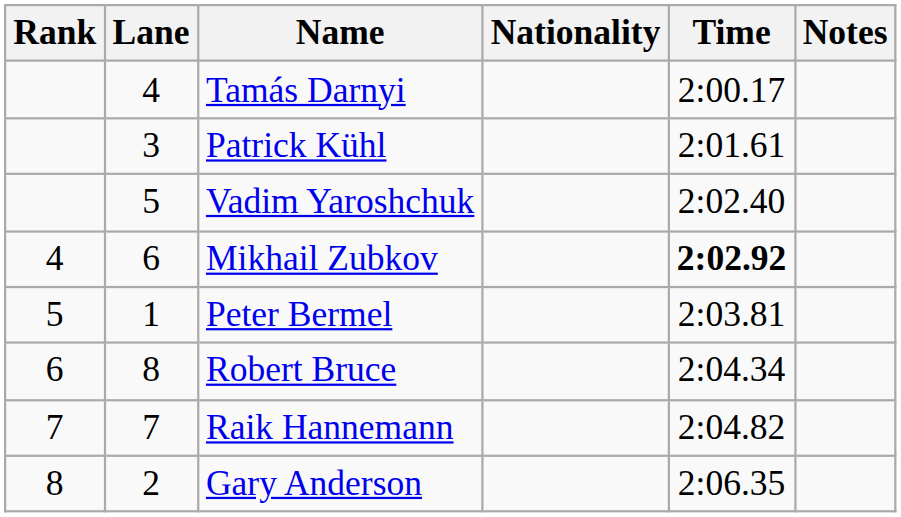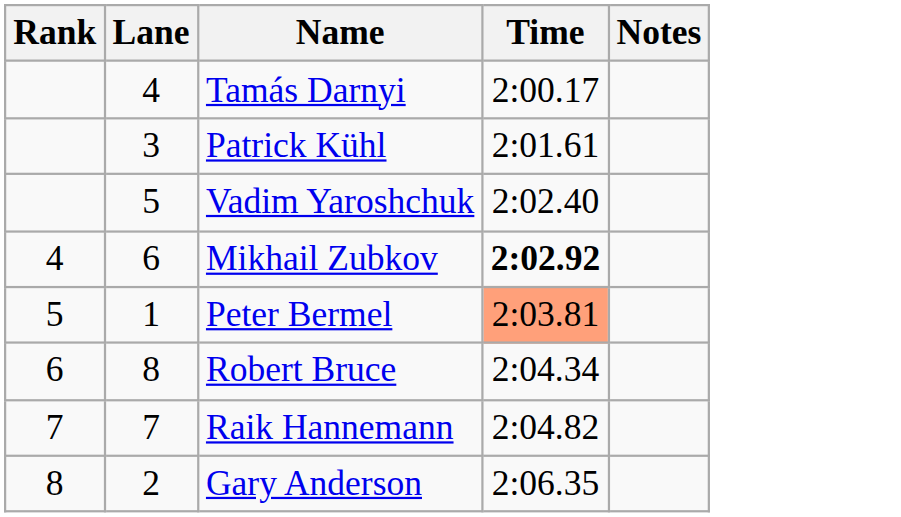- column: (576, 32)
(732, 314) no background -> (545, 314) lightsalmon background
